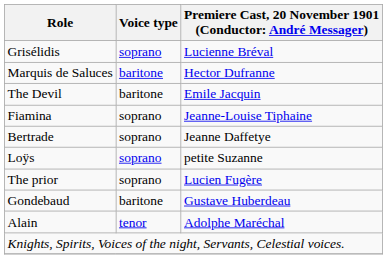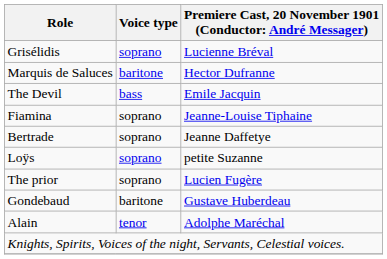(141, 94) baritone -> (131, 94) bass
